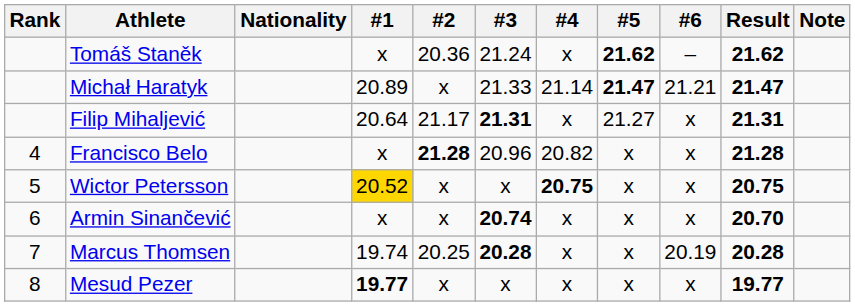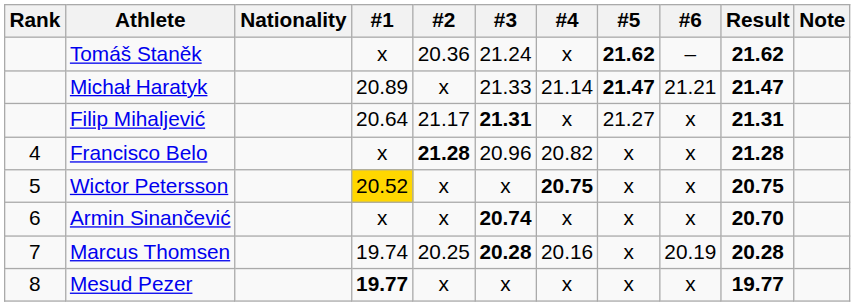(567, 251) x -> (567, 251) 20.16
